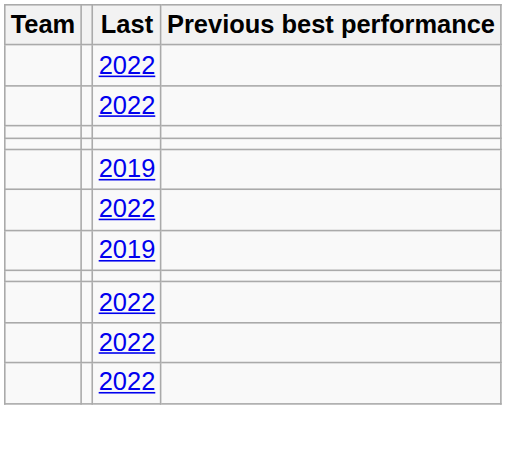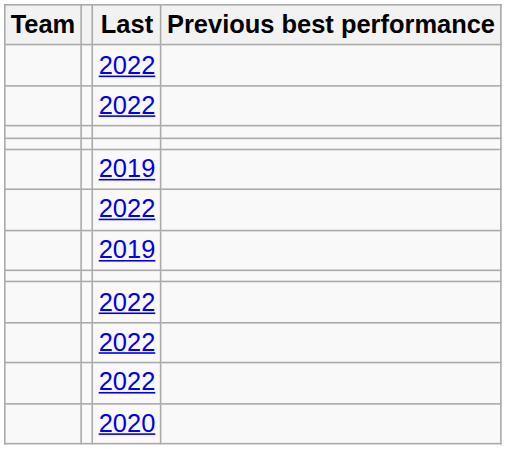+ row: (43, 423)
